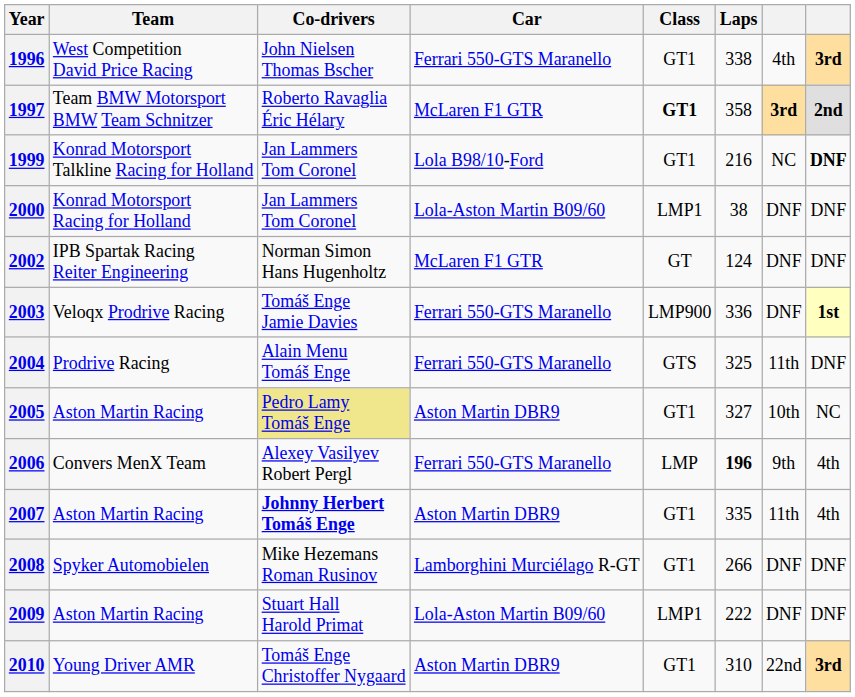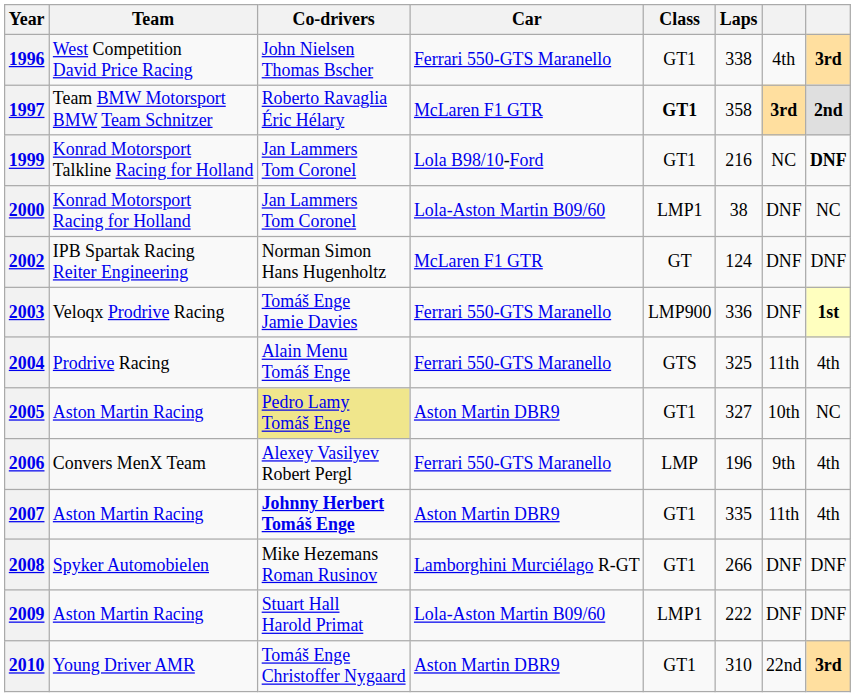(828, 211) DNF -> (828, 211) NC
(828, 362) DNF -> (828, 362) 4th
(739, 463) bold -> (739, 463) normal
